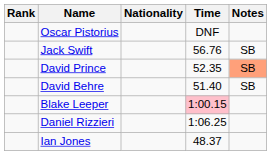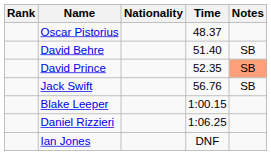(207, 31) DNF -> (207, 31) 48.37
rows swapped: (72, 86) <-> (66, 50)
(207, 104) pink background -> (207, 104) no background
(207, 141) 48.37 -> (207, 141) DNF
